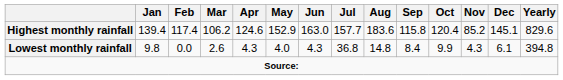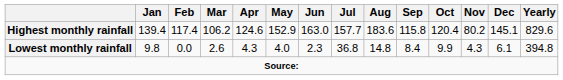(475, 30) 85.2 -> (475, 30) 80.2
(315, 48) 4.3 -> (315, 48) 2.3
